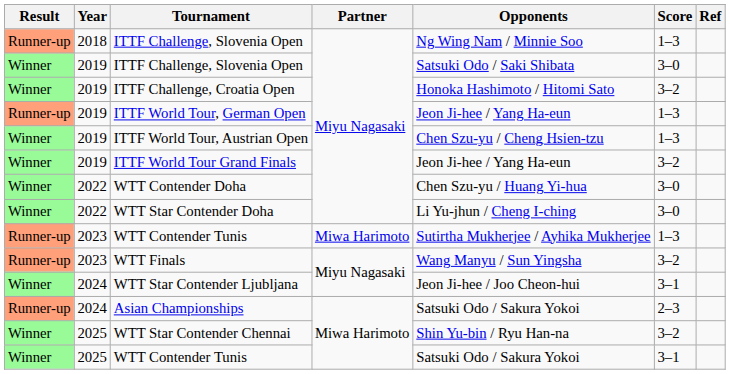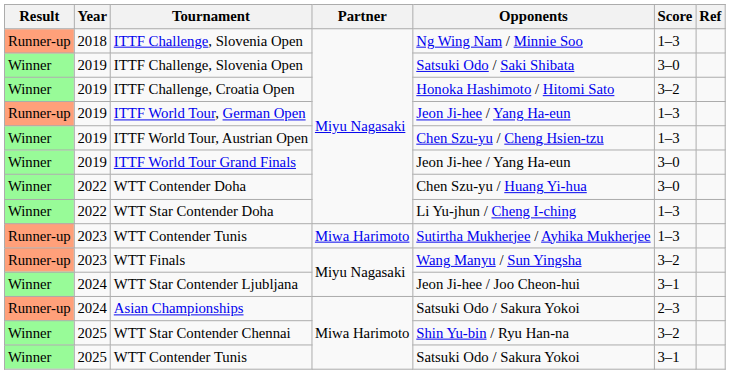(669, 162) 3–2 -> (669, 162) 3–0
(669, 211) 3–0 -> (669, 211) 1–3
